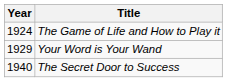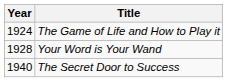(20, 49) 1929 -> (20, 49) 1928
